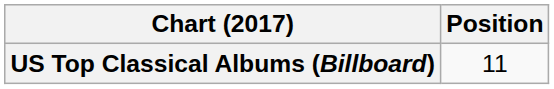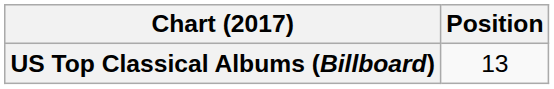(495, 63) 11 -> (495, 63) 13
